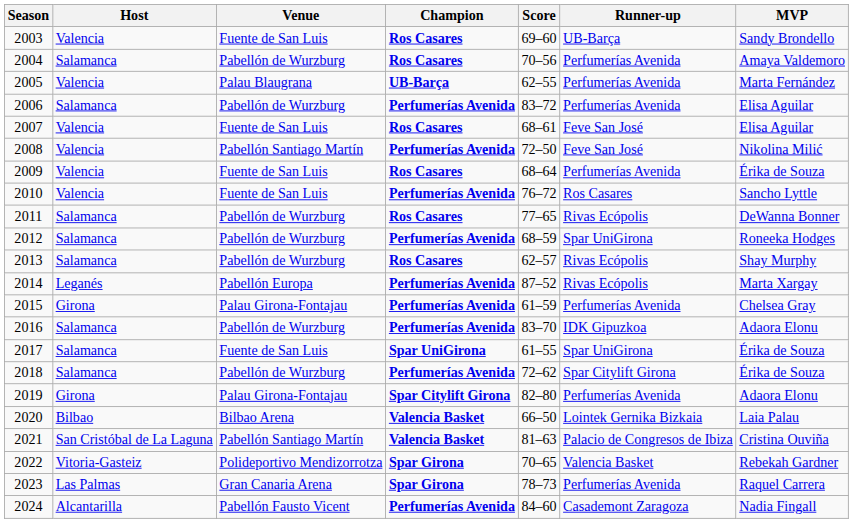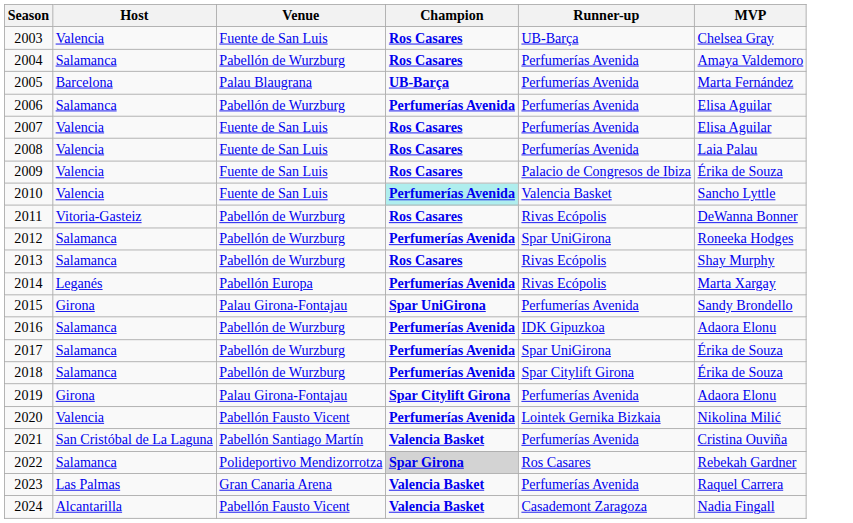- column: (539, 15)
(787, 37) Sandy Brondello -> (736, 37) Chelsea Gray
(80, 82) Valencia -> (84, 82) Barcelona
(603, 127) Feve San José -> (580, 127) Perfumerías Avenida
(291, 149) Pabellón Santiago Martín -> (273, 149) Fuente de San Luis
(452, 149) Perfumerías Avenida -> (426, 149) Ros Casares
(603, 149) Feve San José -> (580, 149) Perfumerías Avenida
(781, 149) Nikolina Milić -> (727, 149) Laia Palau
(622, 171) Perfumerías Avenida -> (606, 171) Palacio de Congresos de Ibiza
(452, 194) no background -> (452, 194) paleturquoise background
(598, 194) Ros Casares -> (567, 194) Valencia Basket
(86, 216) Salamanca -> (99, 216) Vitoria-Gasteiz
(452, 305) Perfumerías Avenida -> (437, 305) Spar UniGirona
(777, 305) Chelsea Gray -> (745, 305) Sandy Brondello
(273, 350) Fuente de San Luis -> (282, 350) Pabellón de Wurzburg
(437, 350) Spar UniGirona -> (452, 350) Perfumerías Avenida
(74, 417) Bilbao -> (80, 417) Valencia
(257, 417) Bilbao Arena -> (284, 417) Pabellón Fausto Vicent
(437, 417) Valencia Basket -> (452, 417) Perfumerías Avenida
(769, 417) Laia Palau -> (739, 417) Nikolina Milić
(648, 439) Palacio de Congresos de Ibiza -> (580, 439) Perfumerías Avenida
(99, 462) Vitoria-Gasteiz -> (86, 462) Salamanca
(426, 462) no background -> (426, 462) lightgrey background
(608, 462) Valencia Basket -> (556, 462) Ros Casares
(426, 484) Spar Girona -> (437, 484) Valencia Basket
(452, 506) Perfumerías Avenida -> (437, 506) Valencia Basket
